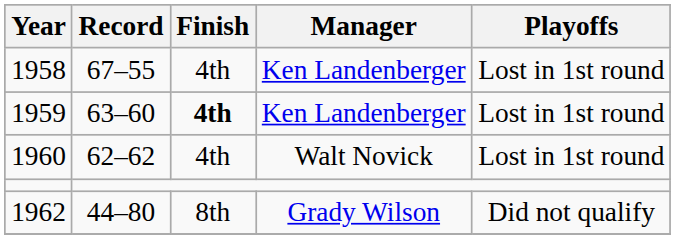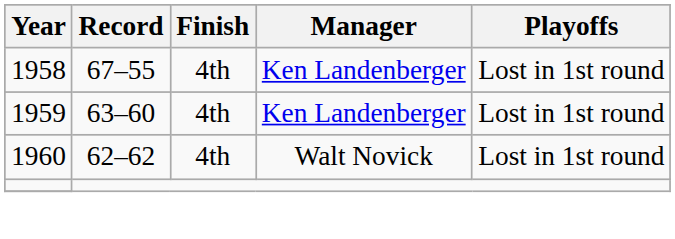(213, 112) bold -> (213, 112) normal
- row: (39, 212)
